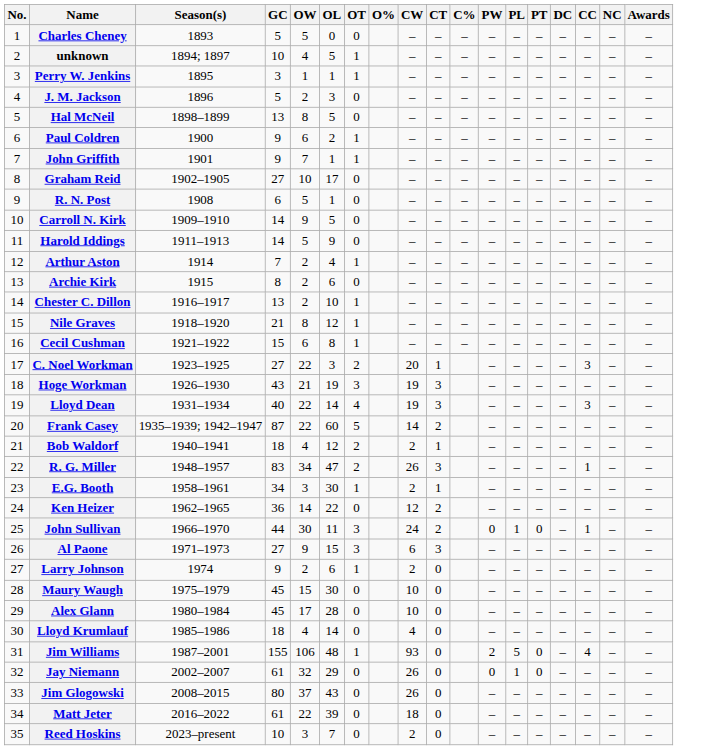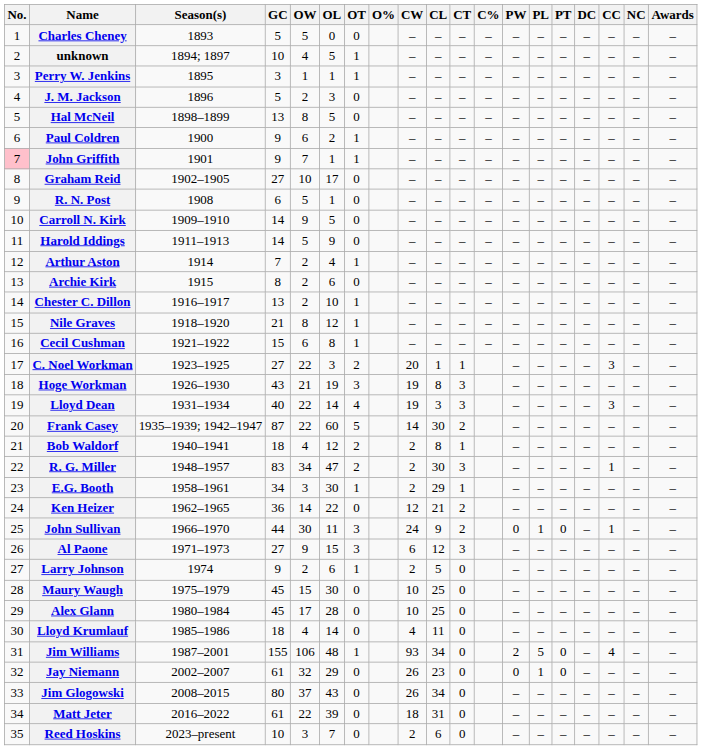+ column: (438, 14)
(17, 158) no background -> (17, 158) pink background
(412, 466) 26 -> (412, 466) 2
